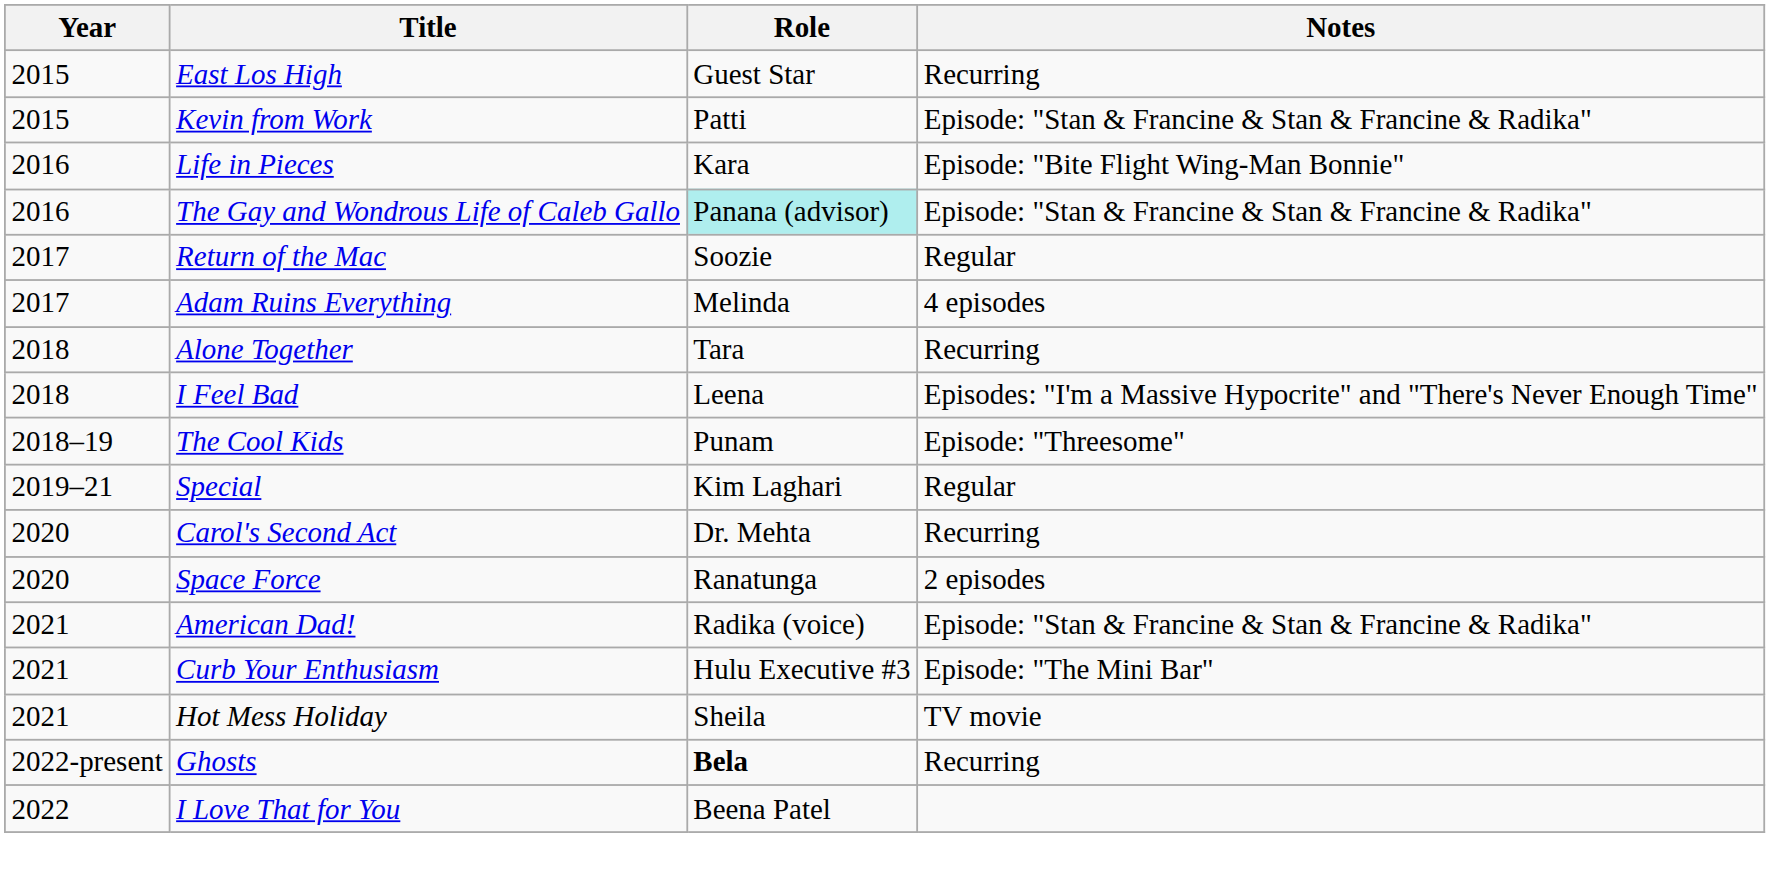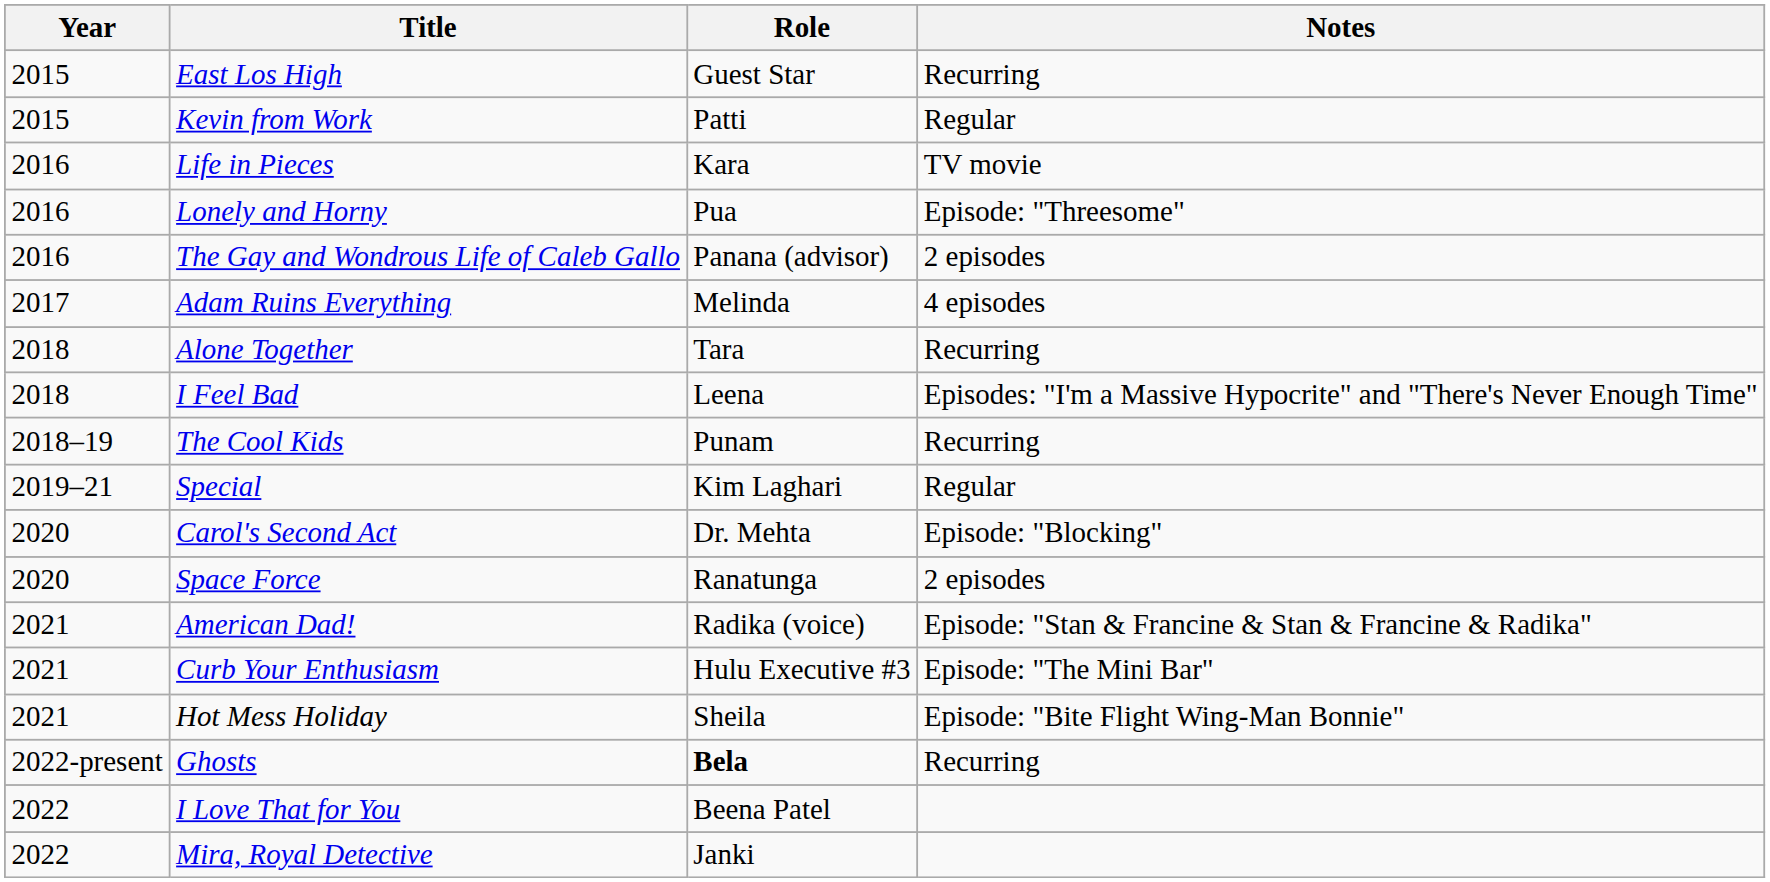(1258, 119) Episode: "Stan & Francine & Stan & Francine & Radika" -> (970, 119) Regular
(1164, 165) Episode: "Bite Flight Wing-Man Bonnie" -> (983, 165) TV movie
+ row: (281, 211)
(791, 211) paleturquoise background -> (791, 257) no background
(1258, 211) Episode: "Stan & Francine & Stan & Francine & Radika" -> (985, 257) 2 episodes
- row: (281, 257)
(1054, 440) Episode: "Threesome" -> (982, 440) Recurring
(982, 532) Recurring -> (1043, 532) Episode: "Blocking"
(983, 716) TV movie -> (1164, 716) Episode: "Bite Flight Wing-Man Bonnie"
+ row: (304, 854)
